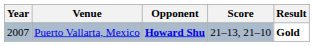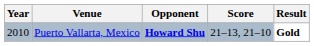(18, 32) 2007 -> (18, 32) 2010
